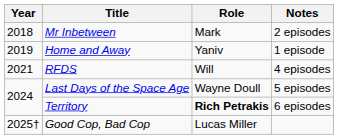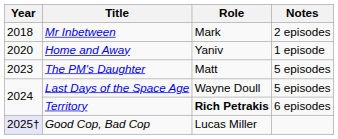(20, 50) 2019 -> (20, 50) 2020
- row: (61, 69)
+ row: (95, 69)
(23, 124) no background -> (23, 124) lavender background
